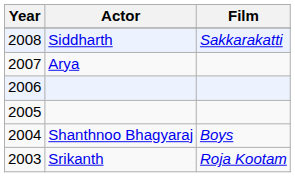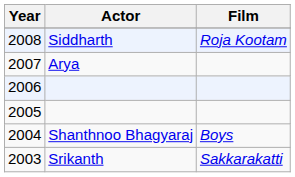(241, 40) Sakkarakatti -> (243, 40) Roja Kootam
(243, 159) Roja Kootam -> (241, 159) Sakkarakatti
